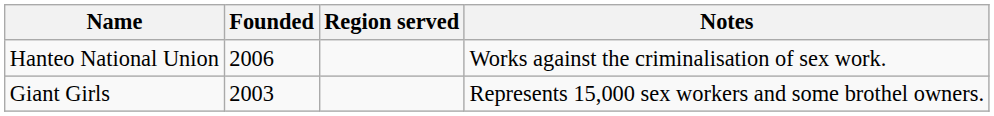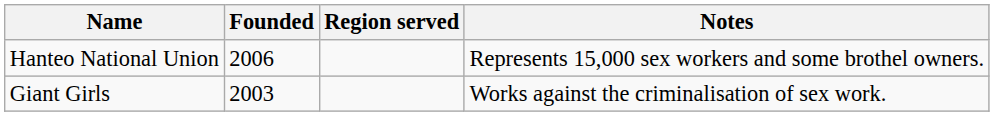(678, 57) Works against the criminalisation of sex work. -> (727, 57) Represents 15,000 sex workers and some brothel owners.
(727, 93) Represents 15,000 sex workers and some brothel owners. -> (678, 93) Works against the criminalisation of sex work.
